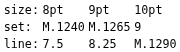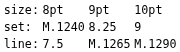(110, 27) M.1265 -> (102, 27) 8.25
(102, 44) 8.25 -> (110, 44) M.1265
